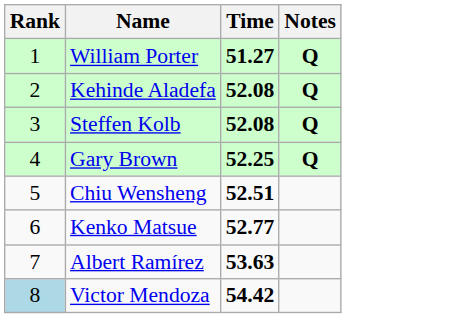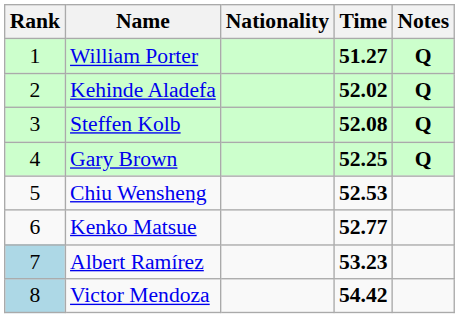+ column: (277, 21)
(250, 90) 52.08 -> (363, 90) 52.02
(250, 192) 52.51 -> (363, 192) 52.53
(35, 261) no background -> (35, 261) lightblue background
(250, 261) 53.63 -> (363, 261) 53.23
